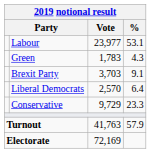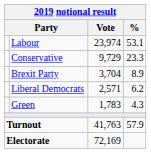(107, 43) 23,977 -> (107, 43) 23,974
rows swapped: (37, 105) <-> (23, 58)
(110, 74) 3,703 -> (110, 74) 3,704
(138, 74) 9.1 -> (138, 74) 8.9
(110, 89) 2,570 -> (110, 89) 2,571
(138, 89) 6.4 -> (138, 89) 6.2
